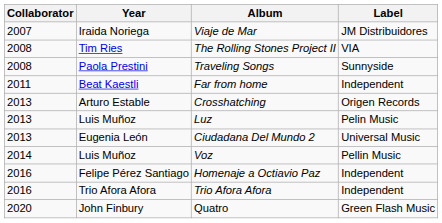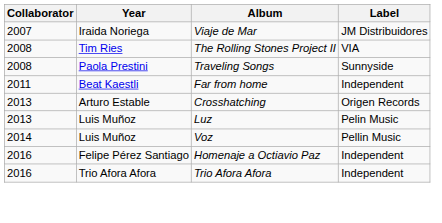- row: (254, 137)
- row: (211, 208)
